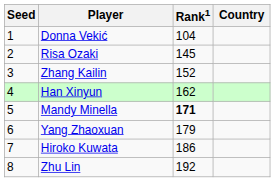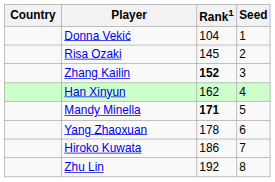columns swapped: (242, 15) <-> (21, 15)
(186, 73) normal -> (209, 73) bold
(186, 129) 179 -> (209, 129) 178
